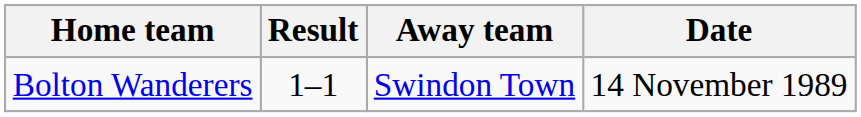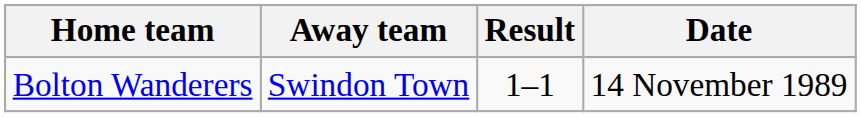columns swapped: (313, 30) <-> (474, 30)
